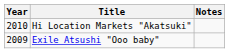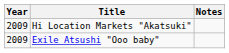(17, 26) 2010 -> (17, 26) 2009
